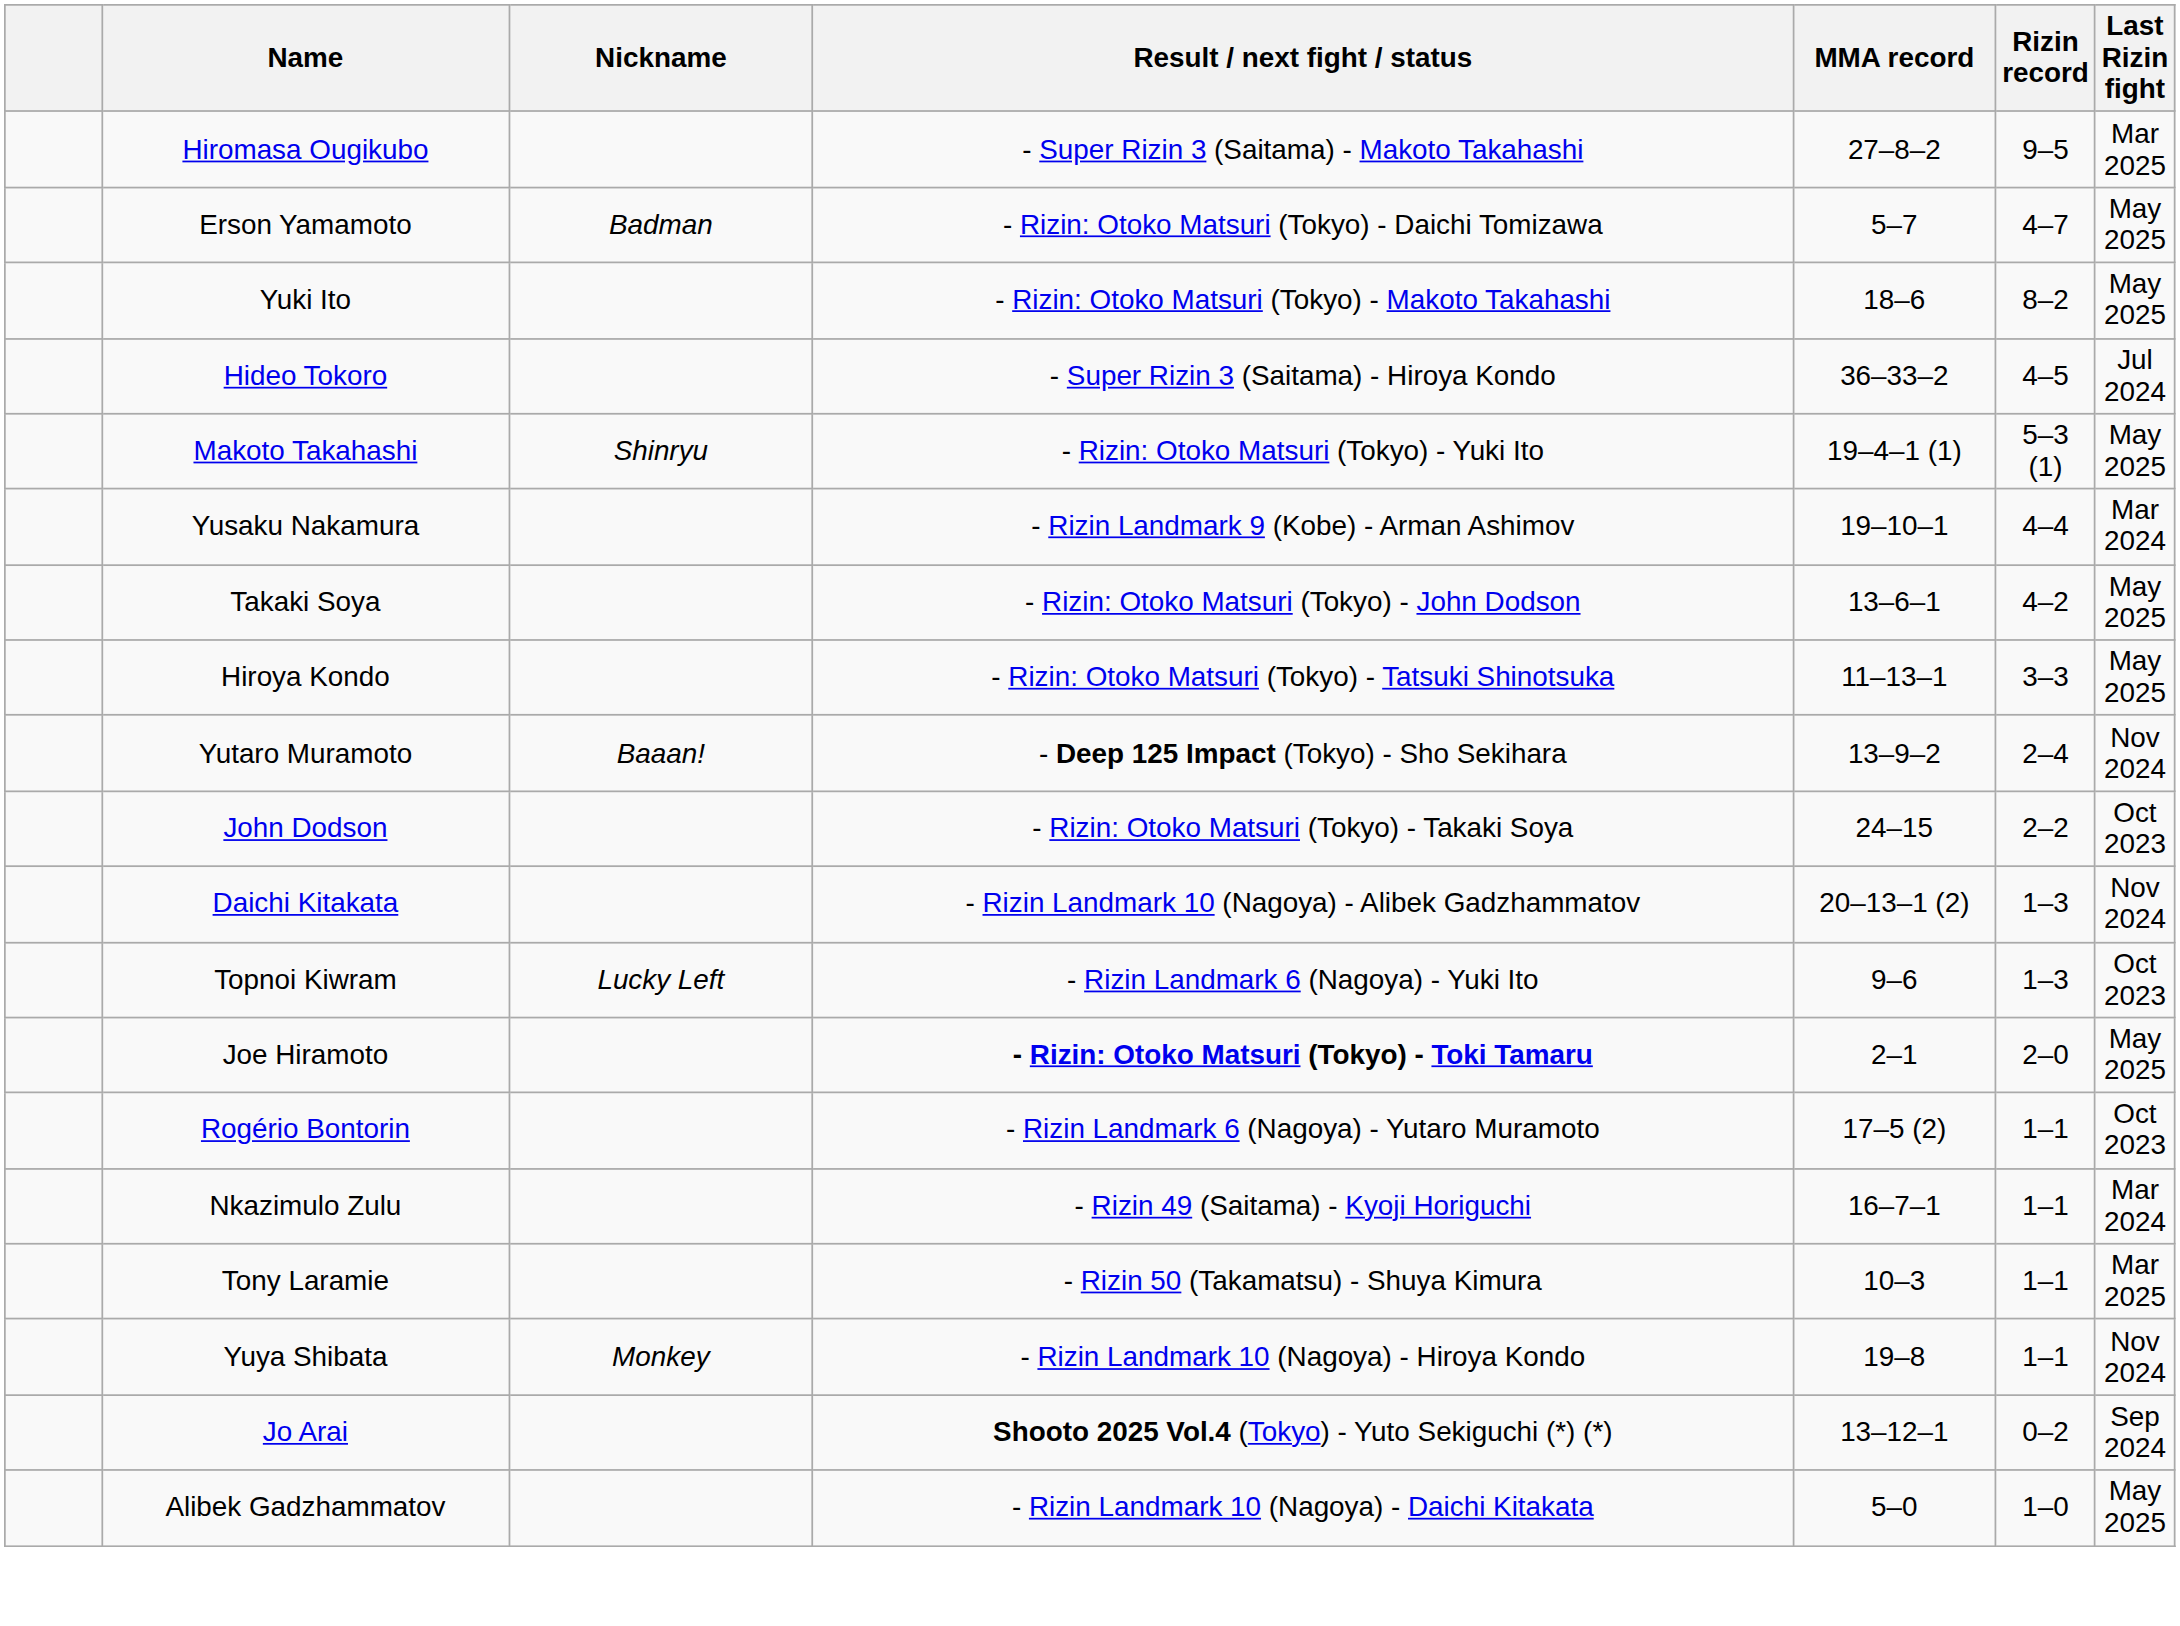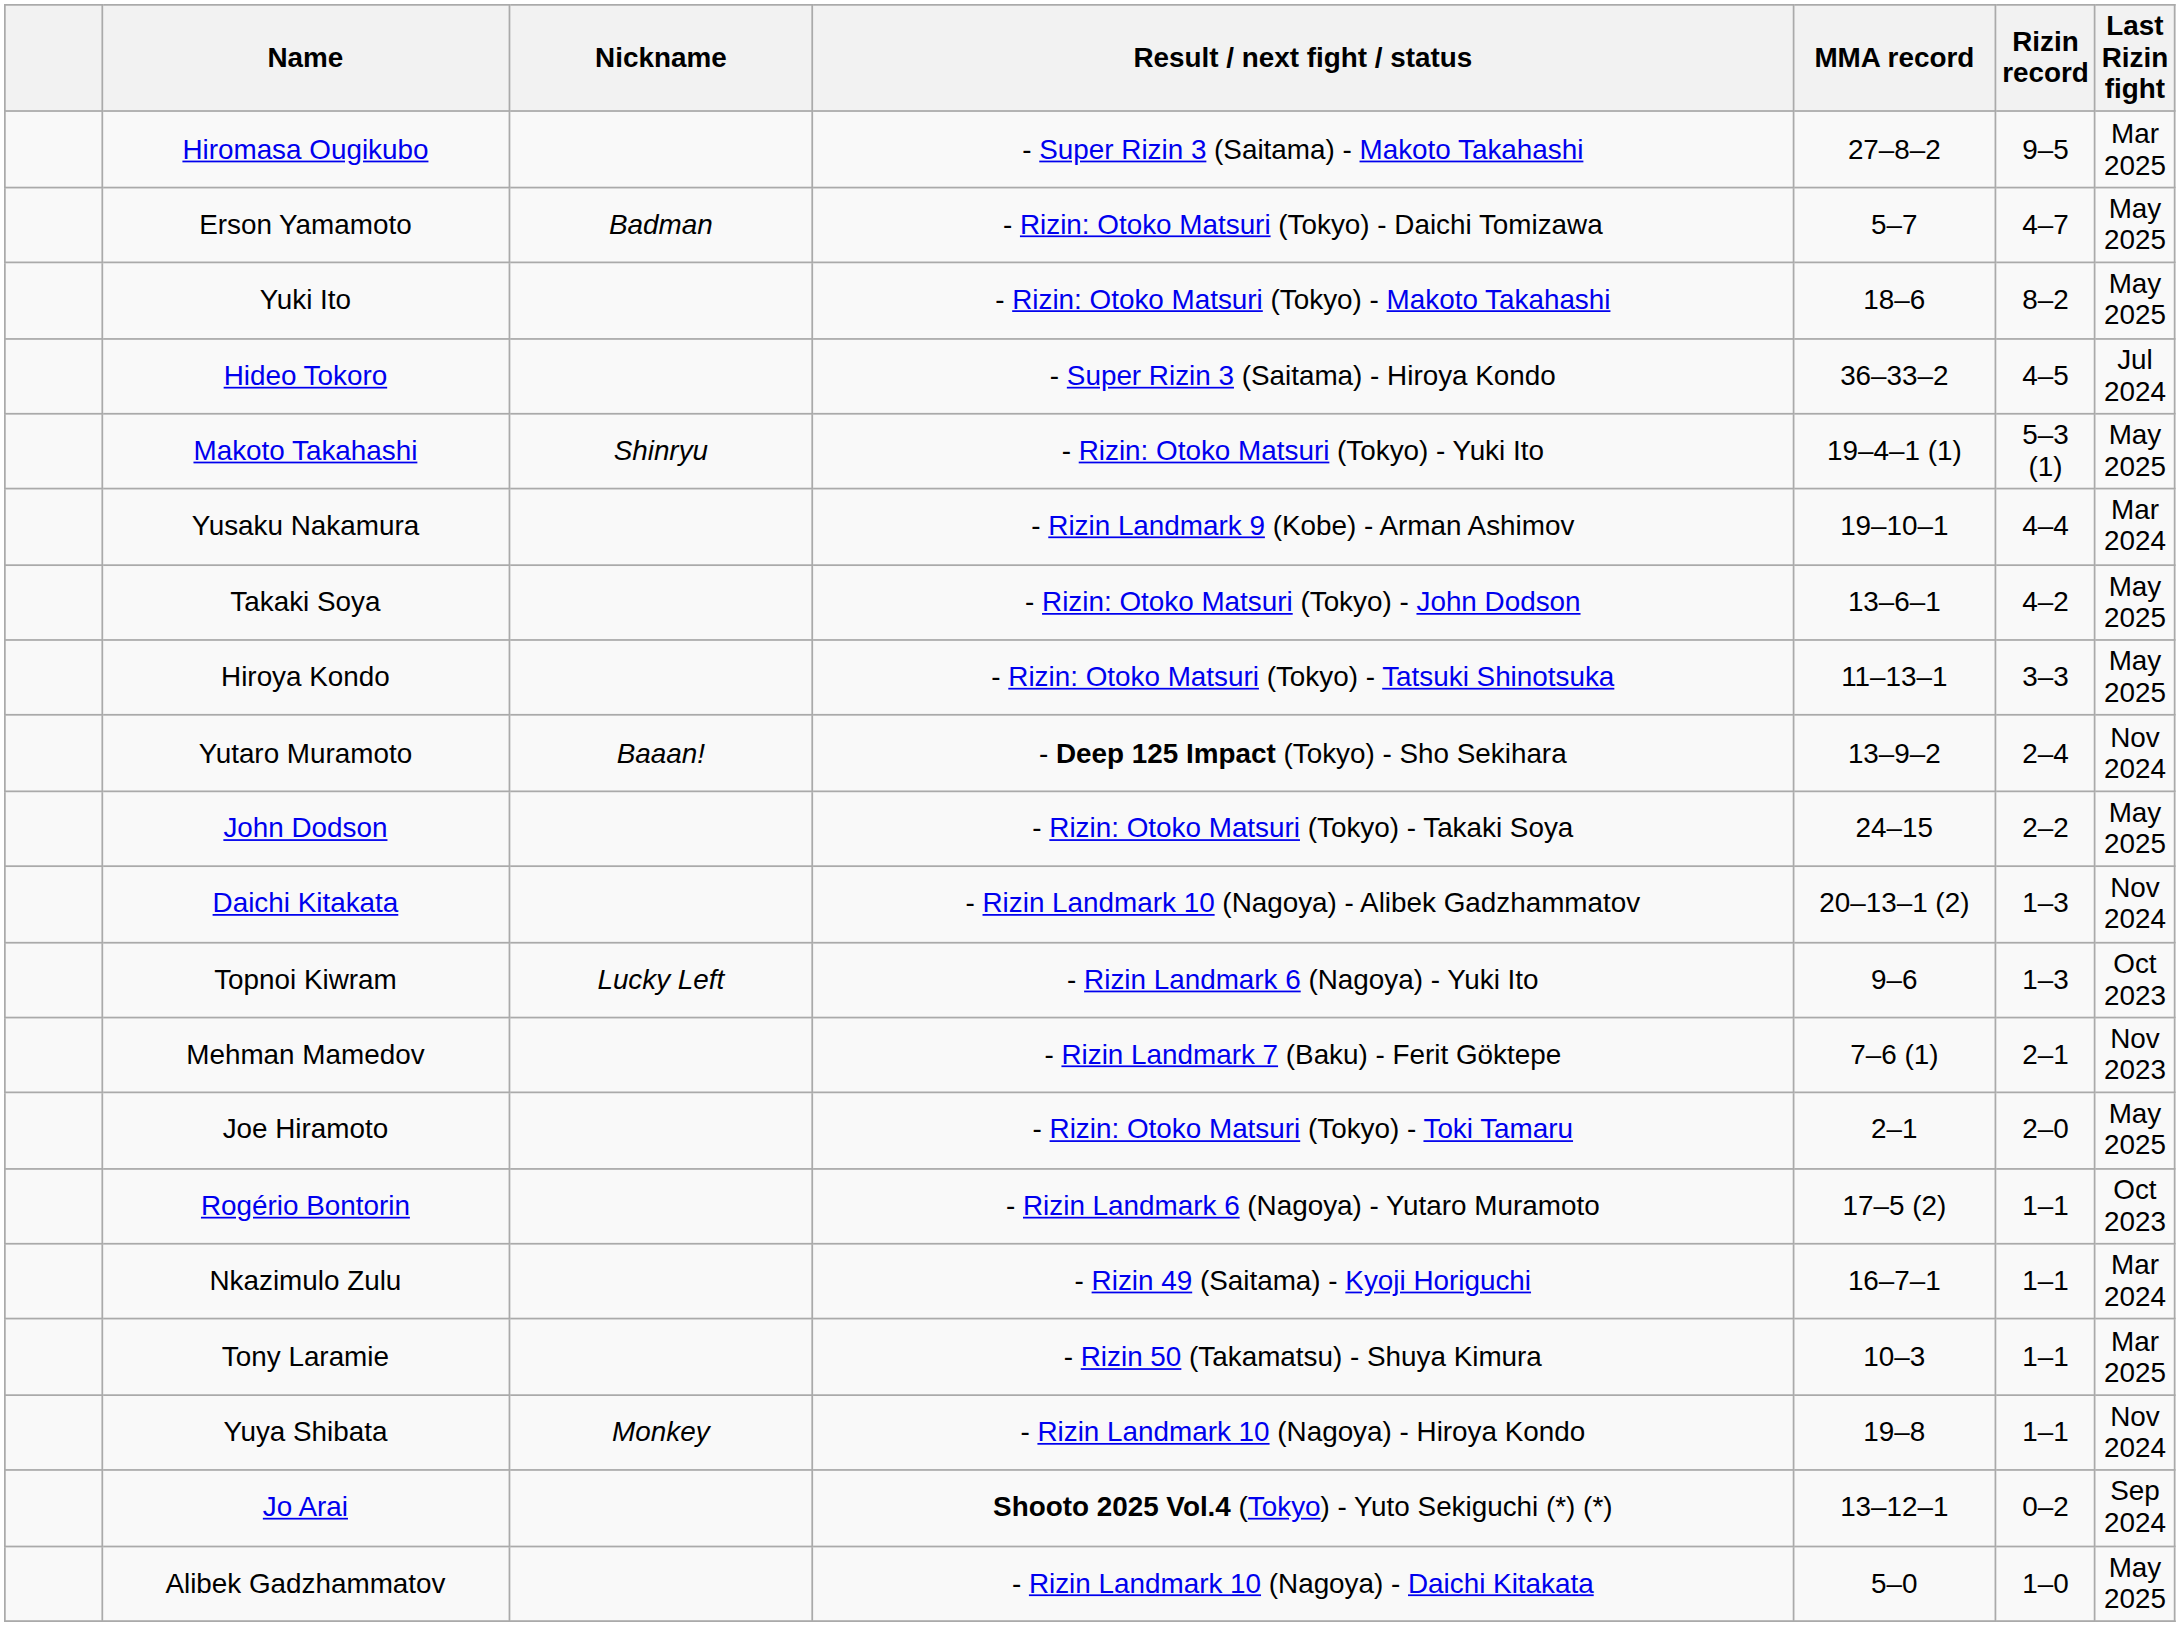(2135, 828) Oct 2023 -> (2135, 828) May 2025
+ row: (305, 1054)
(1303, 1054) bold -> (1303, 1130) normal
